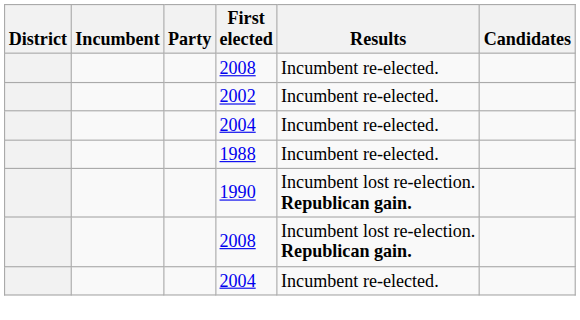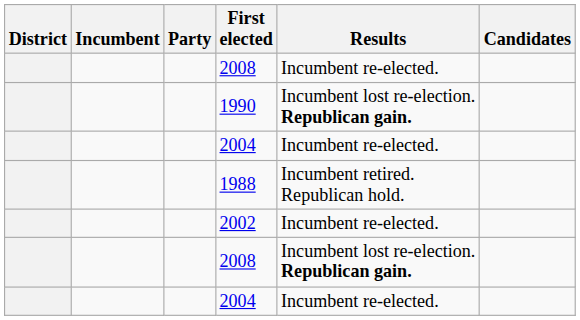rows swapped: (38, 193) <-> (38, 97)
(360, 153) Incumbent re-elected. -> (348, 184) Incumbent retired. Republican hold.
